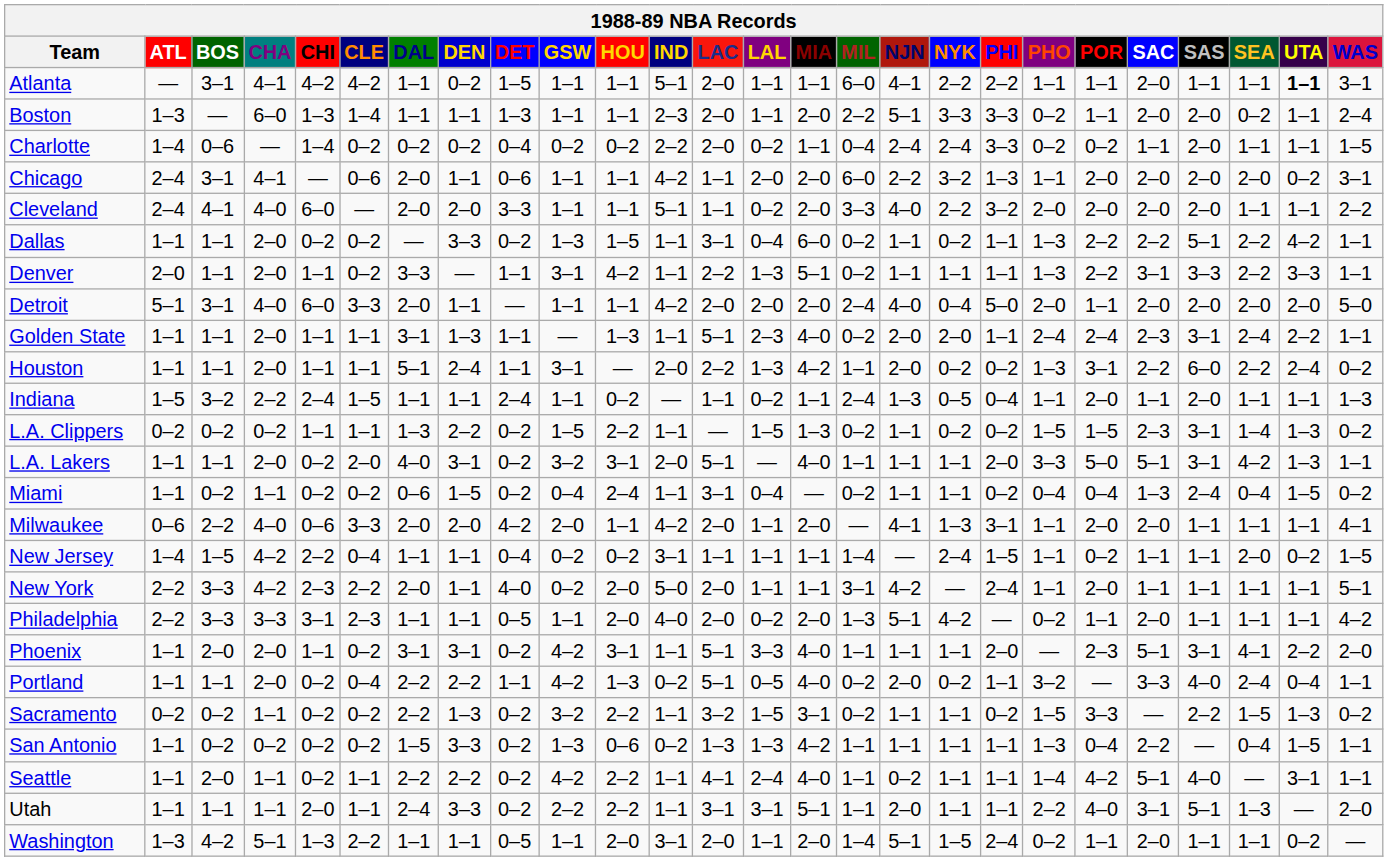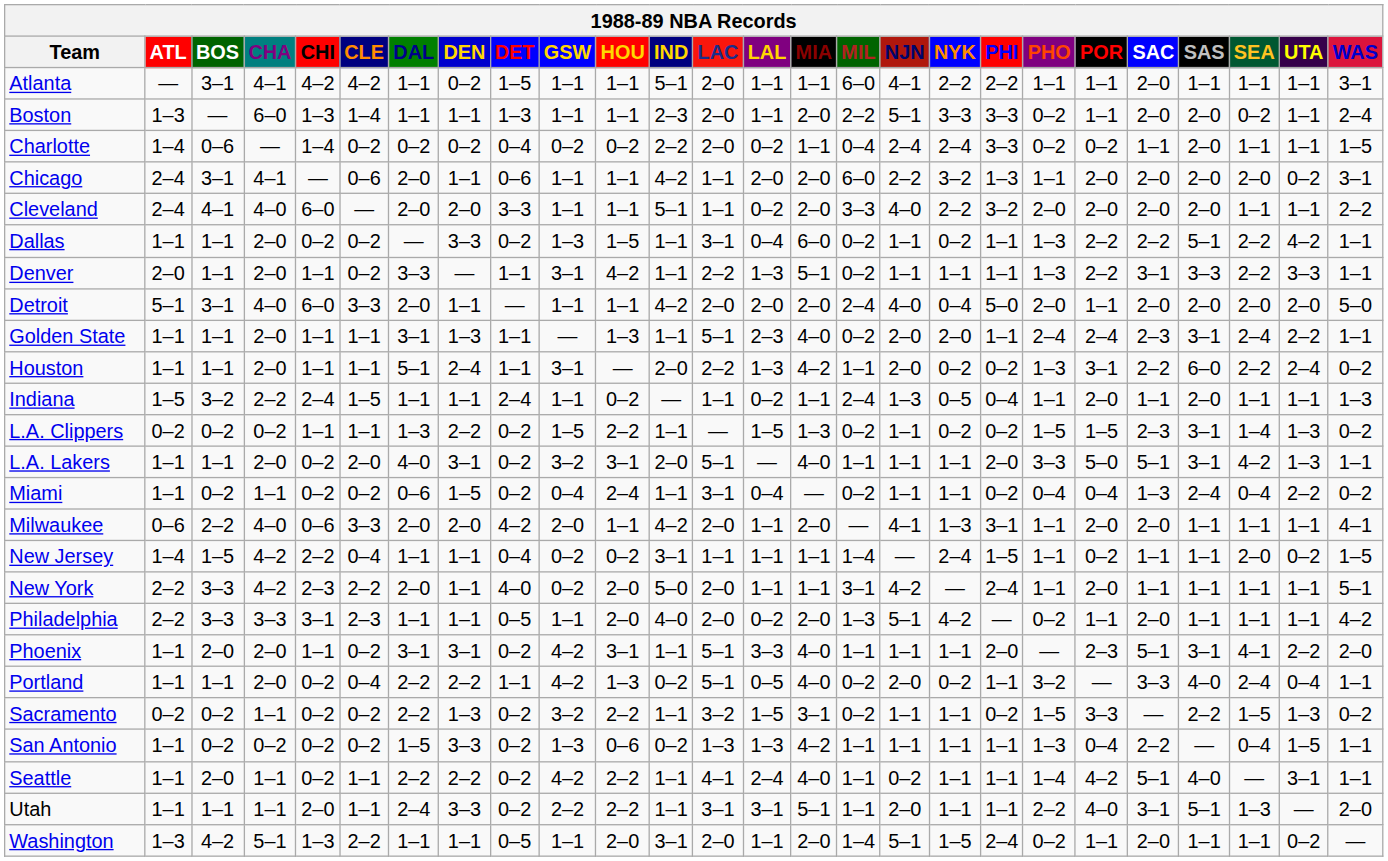(1304, 84) bold -> (1304, 84) normal
(1304, 493) 1–5 -> (1304, 493) 2–2
